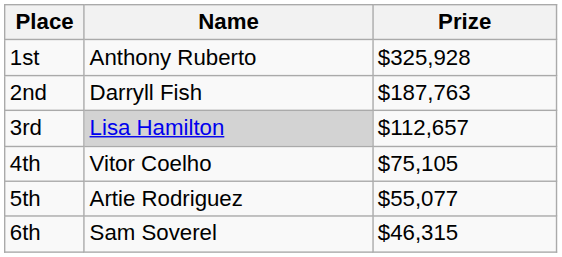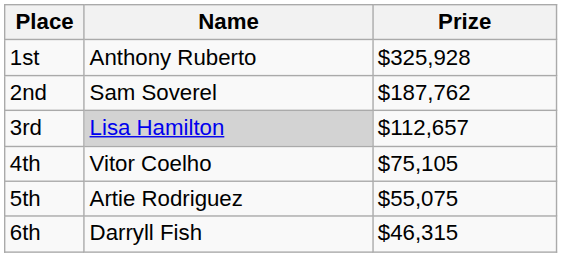(146, 92) Darryll Fish -> (153, 92) Sam Soverel
(424, 92) $187,763 -> (424, 92) $187,762
(418, 198) $55,077 -> (418, 198) $55,075
(153, 233) Sam Soverel -> (146, 233) Darryll Fish
